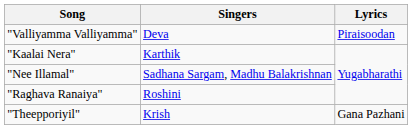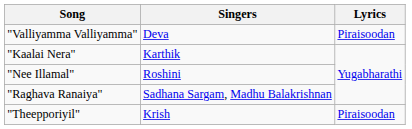(237, 74) Sadhana Sargam, Madhu Balakrishnan -> (162, 74) Roshini
(162, 94) Roshini -> (237, 94) Sadhana Sargam, Madhu Balakrishnan
(371, 114) Gana Pazhani -> (366, 114) Piraisoodan
